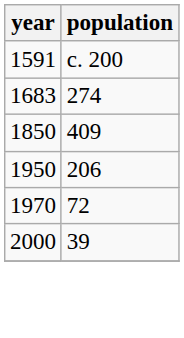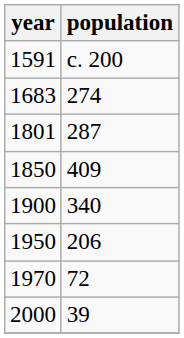+ row: (33, 132)
+ row: (33, 205)
